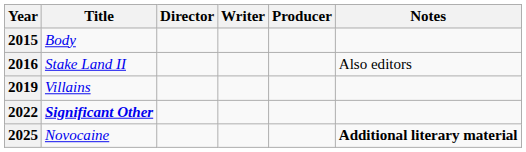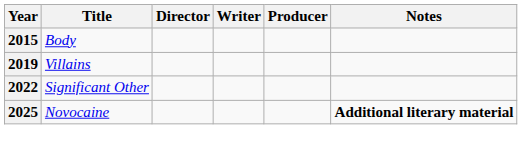- row: (23, 64)
(99, 111) bold -> (97, 87) normal
